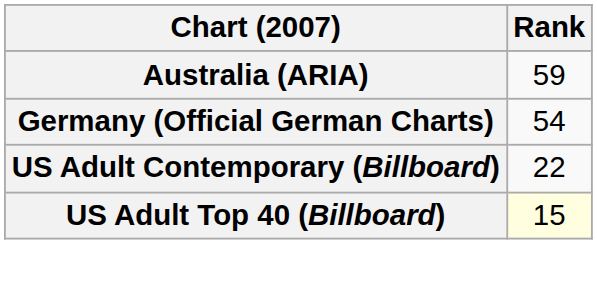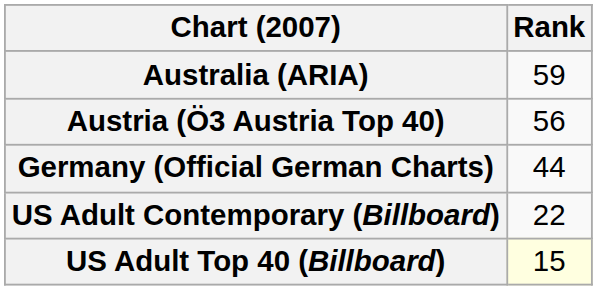+ row: (256, 121)
(549, 121) 54 -> (549, 167) 44
